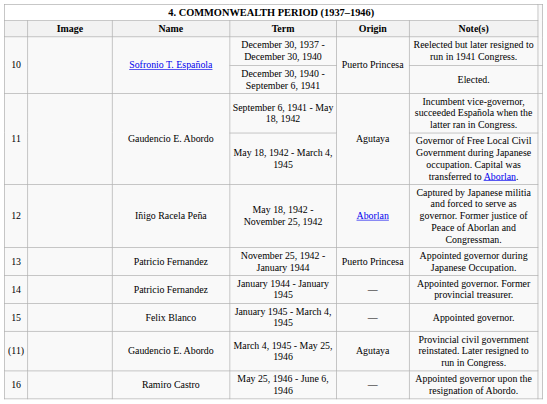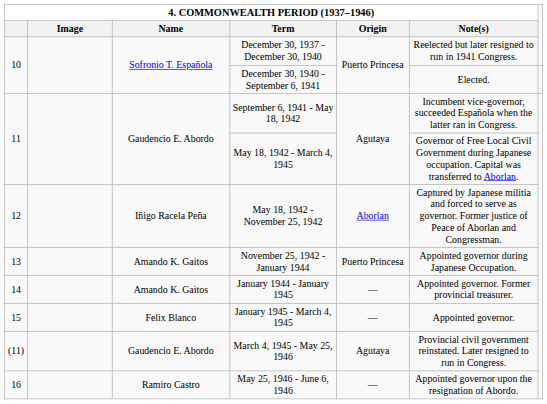(171, 261) Patricio Fernandez -> (171, 261) Amando K. Gaitos
(171, 289) Patricio Fernandez -> (171, 289) Amando K. Gaitos
